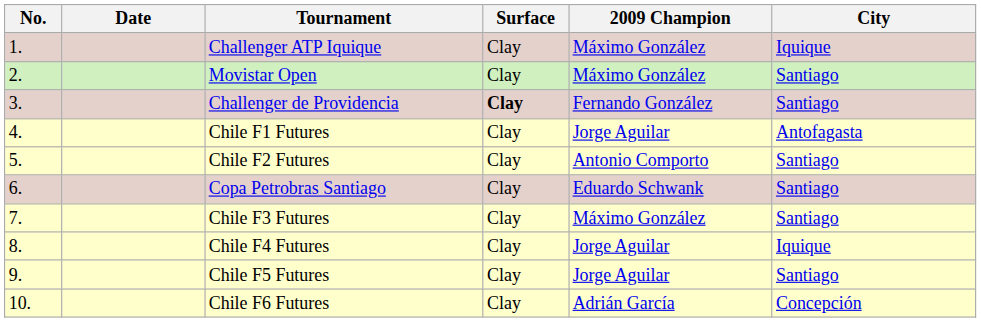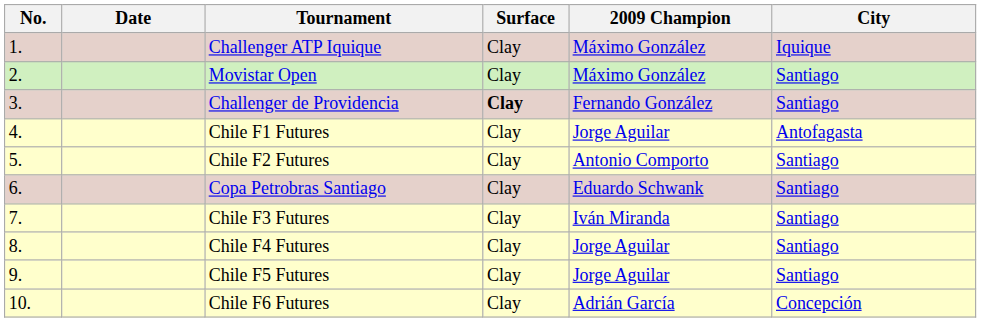(639, 217) Máximo González -> (621, 217) Iván Miranda
(803, 246) Iquique -> (807, 246) Santiago
